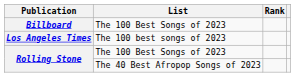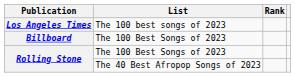rows swapped: (49, 25) <-> (49, 38)
